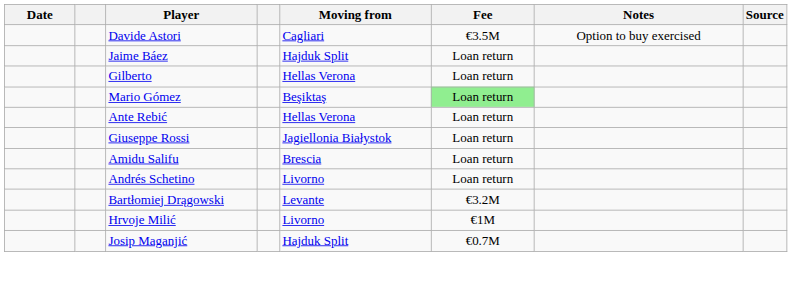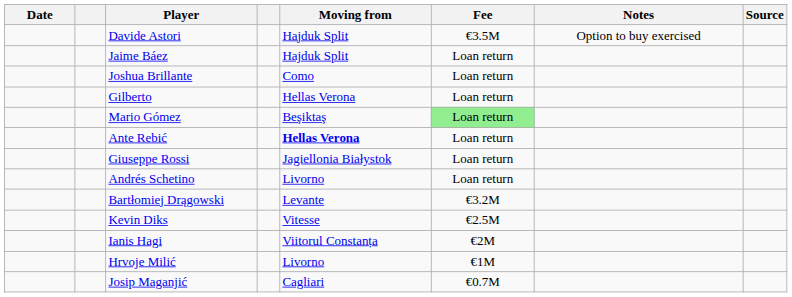(303, 35) Cagliari -> (315, 35) Hajduk Split
+ row: (150, 76)
(319, 117) normal -> (321, 138) bold
- row: (144, 158)
+ row: (138, 220)
+ row: (135, 240)
(315, 240) Hajduk Split -> (303, 281) Cagliari
